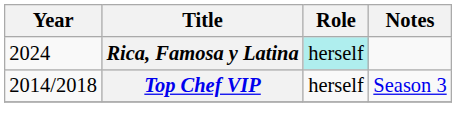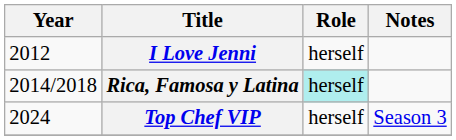+ row: (203, 53)
(30, 53) 2024 -> (53, 85) 2014/2018
(53, 85) 2014/2018 -> (30, 118) 2024
